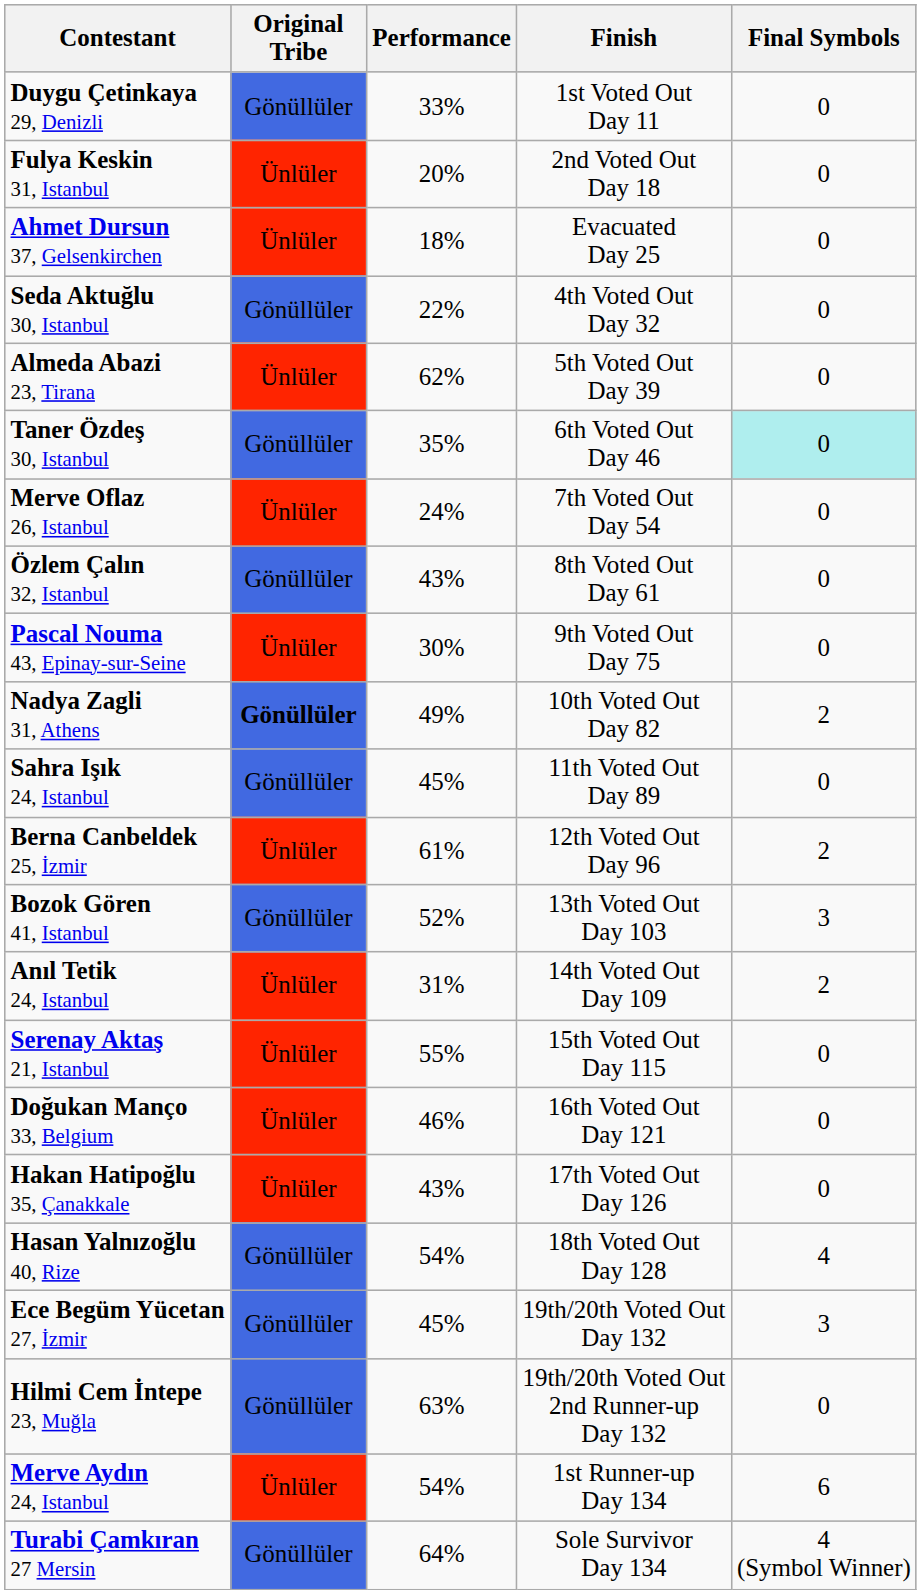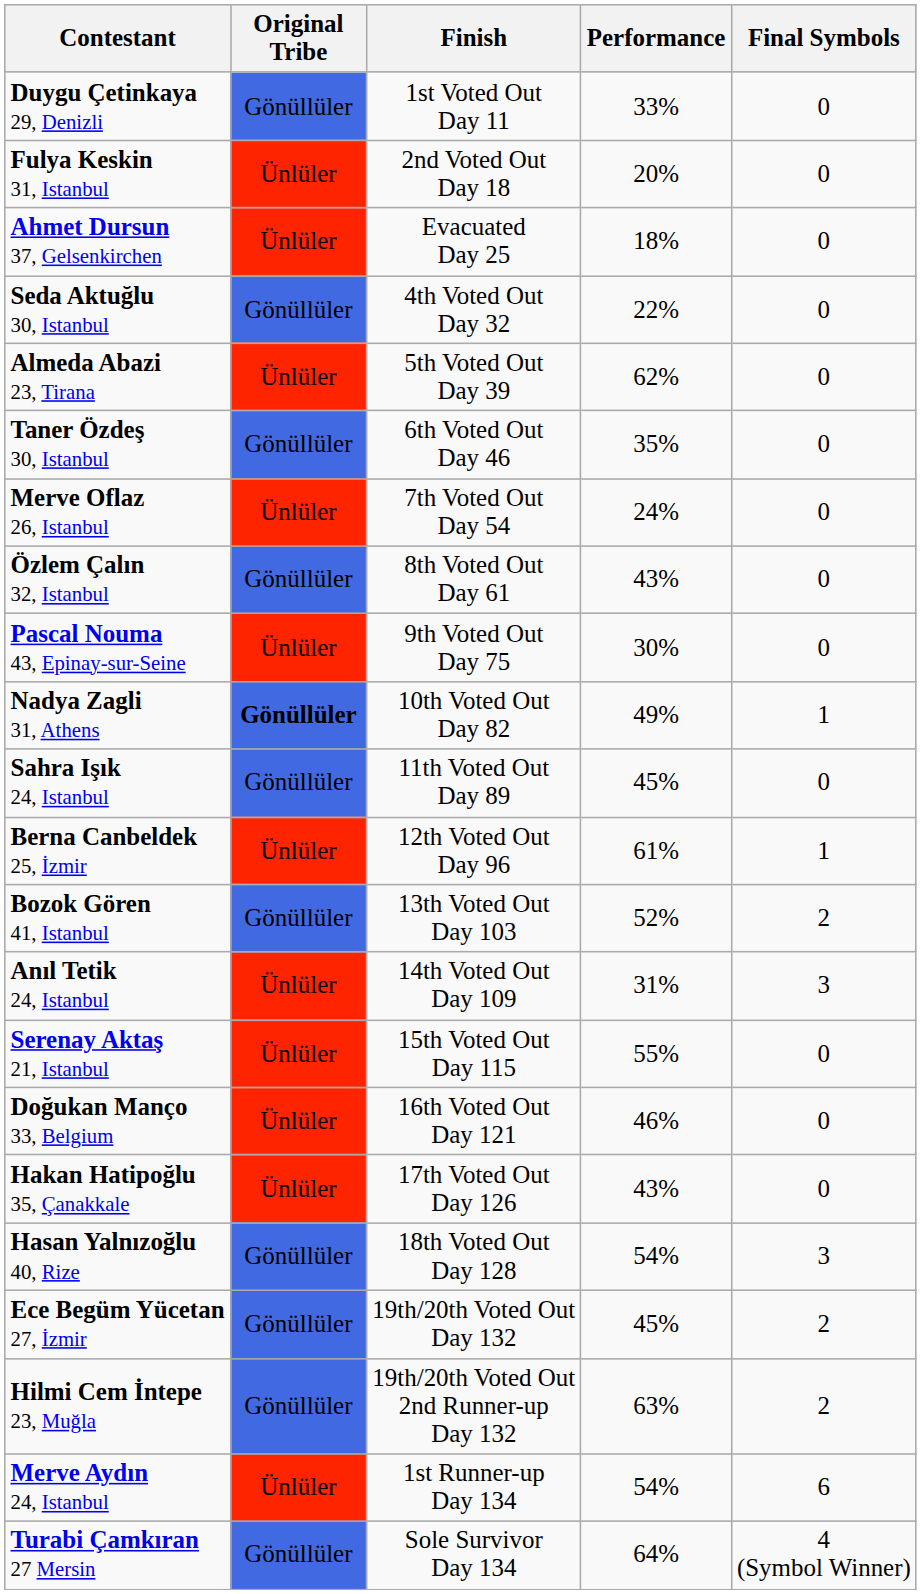columns swapped: (624, 38) <-> (442, 38)
(824, 444) paleturquoise background -> (824, 444) no background
(824, 714) 2 -> (824, 714) 1
(824, 850) 2 -> (824, 850) 1
(824, 917) 3 -> (824, 917) 2
(824, 985) 2 -> (824, 985) 3
(824, 1256) 4 -> (824, 1256) 3
(824, 1323) 3 -> (824, 1323) 2
(824, 1405) 0 -> (824, 1405) 2
